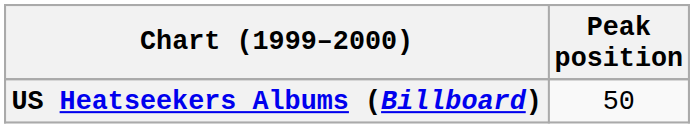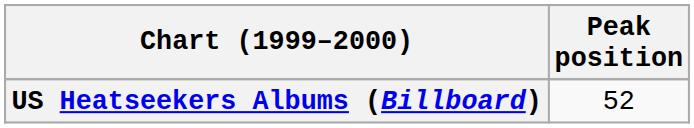(619, 101) 50 -> (619, 101) 52
